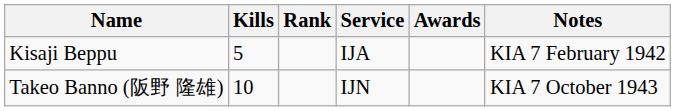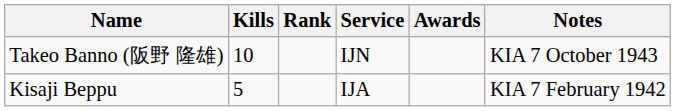rows swapped: (116, 86) <-> (63, 53)
